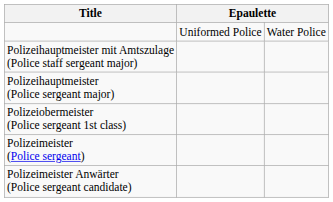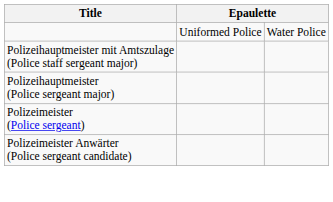- row: (67, 119)
